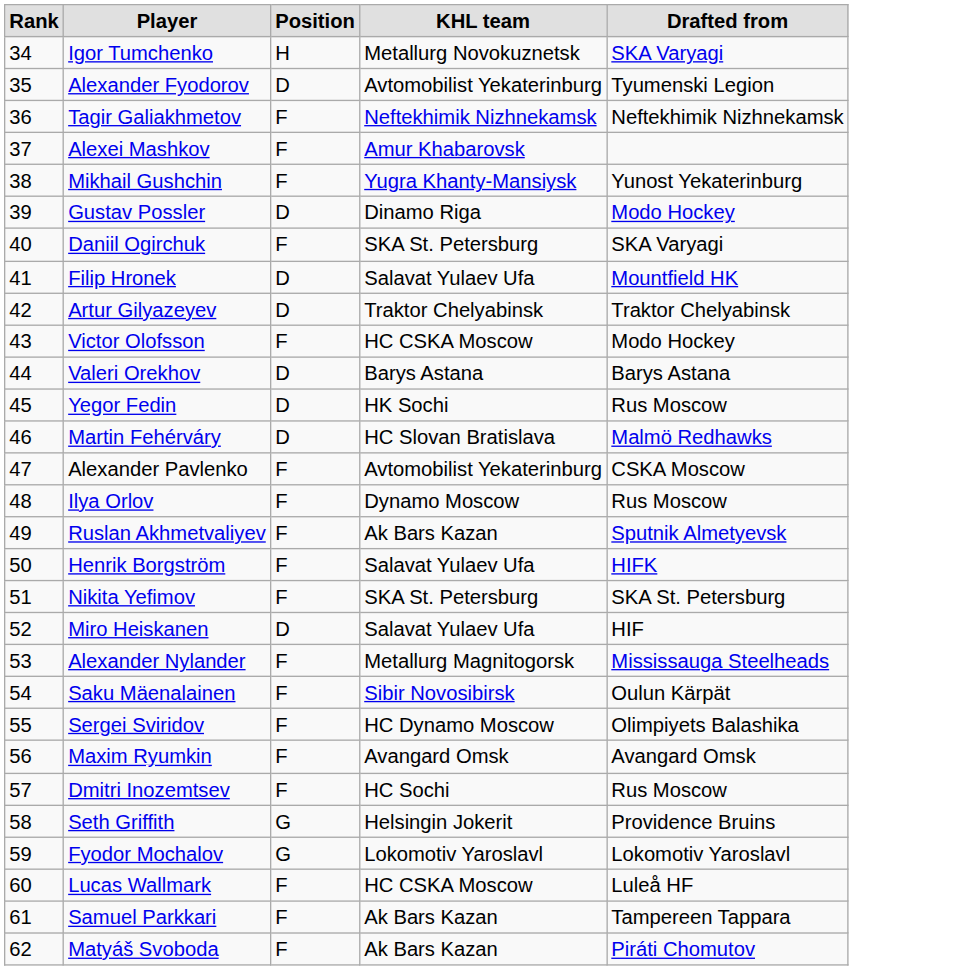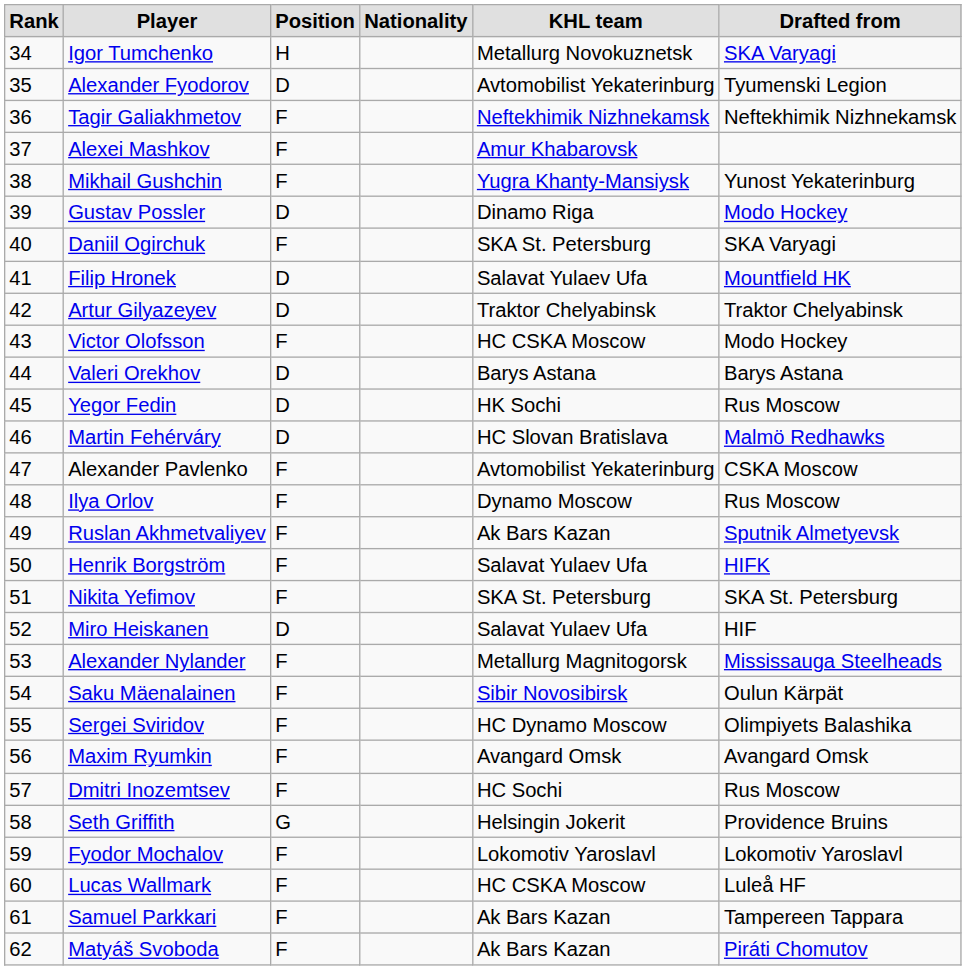+ column: (416, 21)
(283, 853) G -> (281, 853) F
